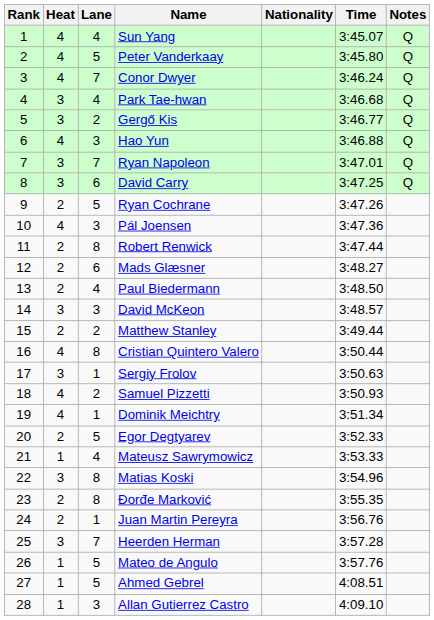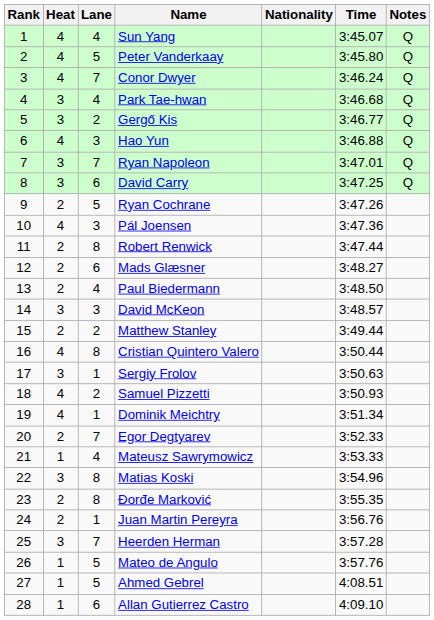(96, 436) 5 -> (96, 436) 7
(96, 604) 3 -> (96, 604) 6
